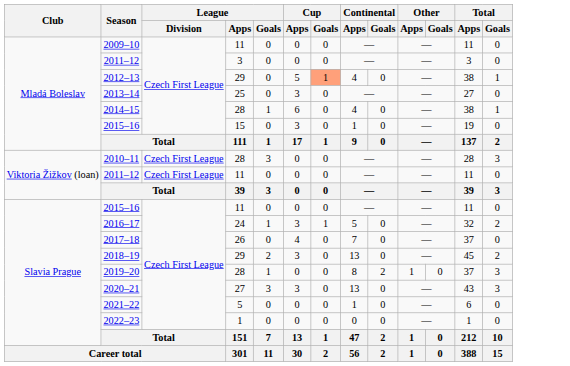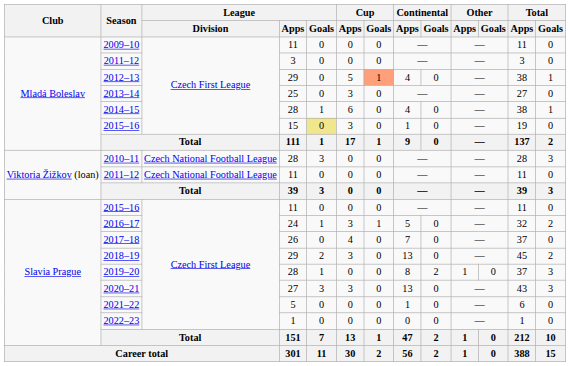(268, 126) no background -> (322, 126) khaki background
(184, 158) Czech First League -> (210, 158) Czech National Football League
(184, 175) Czech First League -> (210, 175) Czech National Football League
